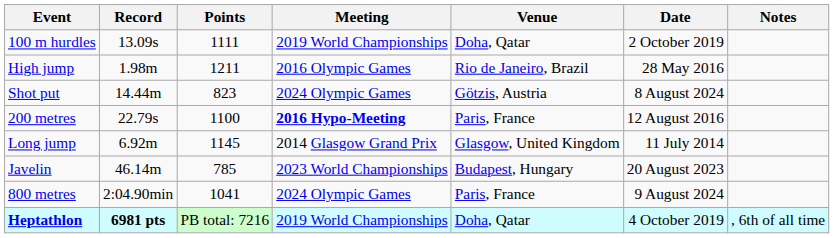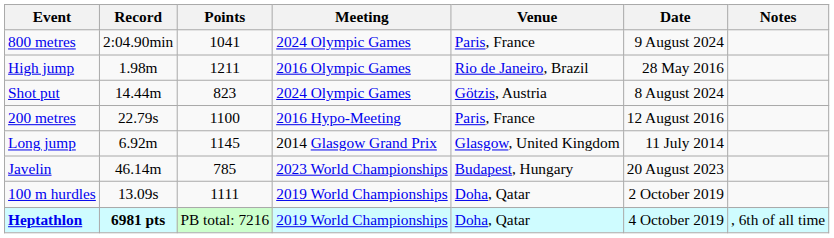rows swapped: (52, 42) <-> (42, 194)
(341, 118) bold -> (339, 118) normal
